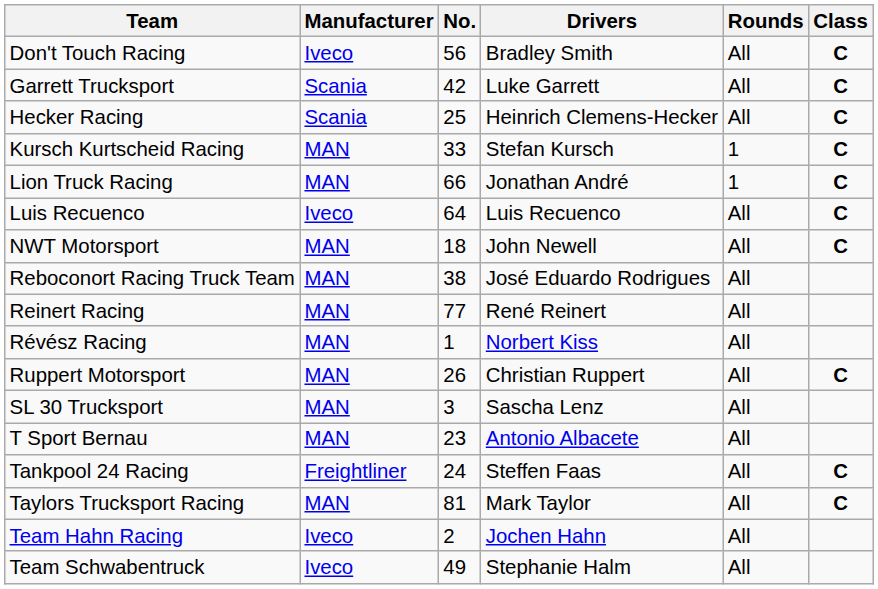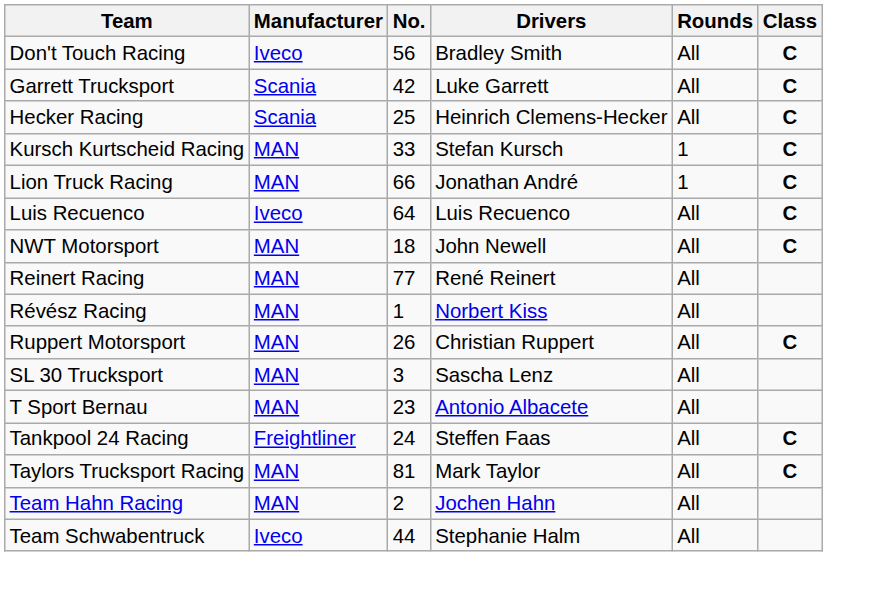- row: (152, 278)
(329, 535) Iveco -> (277, 503) MAN
(455, 567) 49 -> (404, 535) 44
